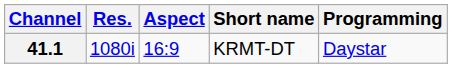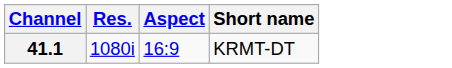- column: (383, 19)
